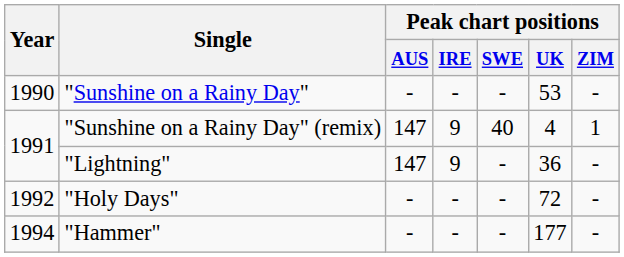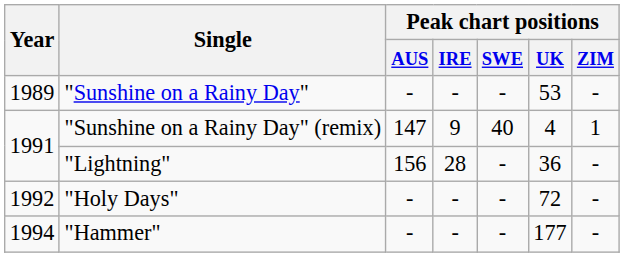(32, 92) 1990 -> (32, 92) 1989
(410, 163) 147 -> (410, 163) 156
(455, 163) 9 -> (455, 163) 28
